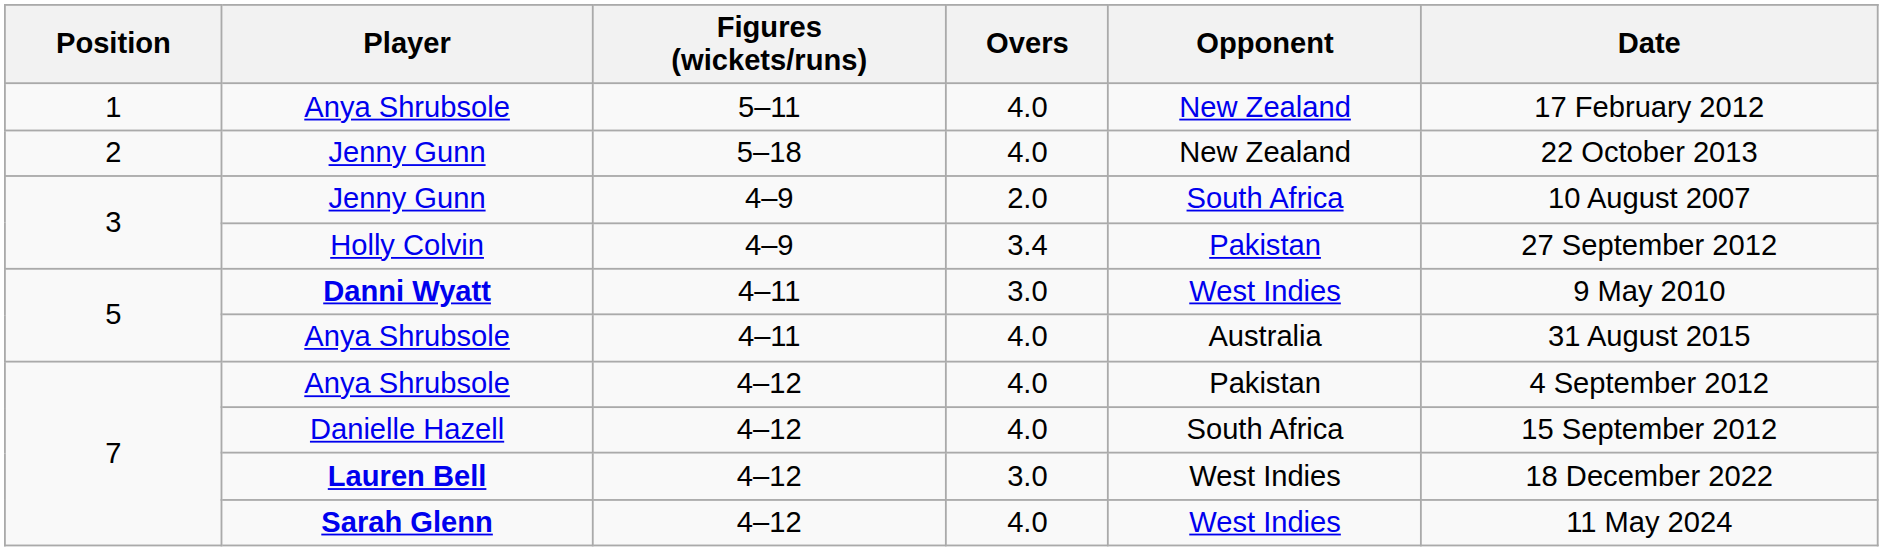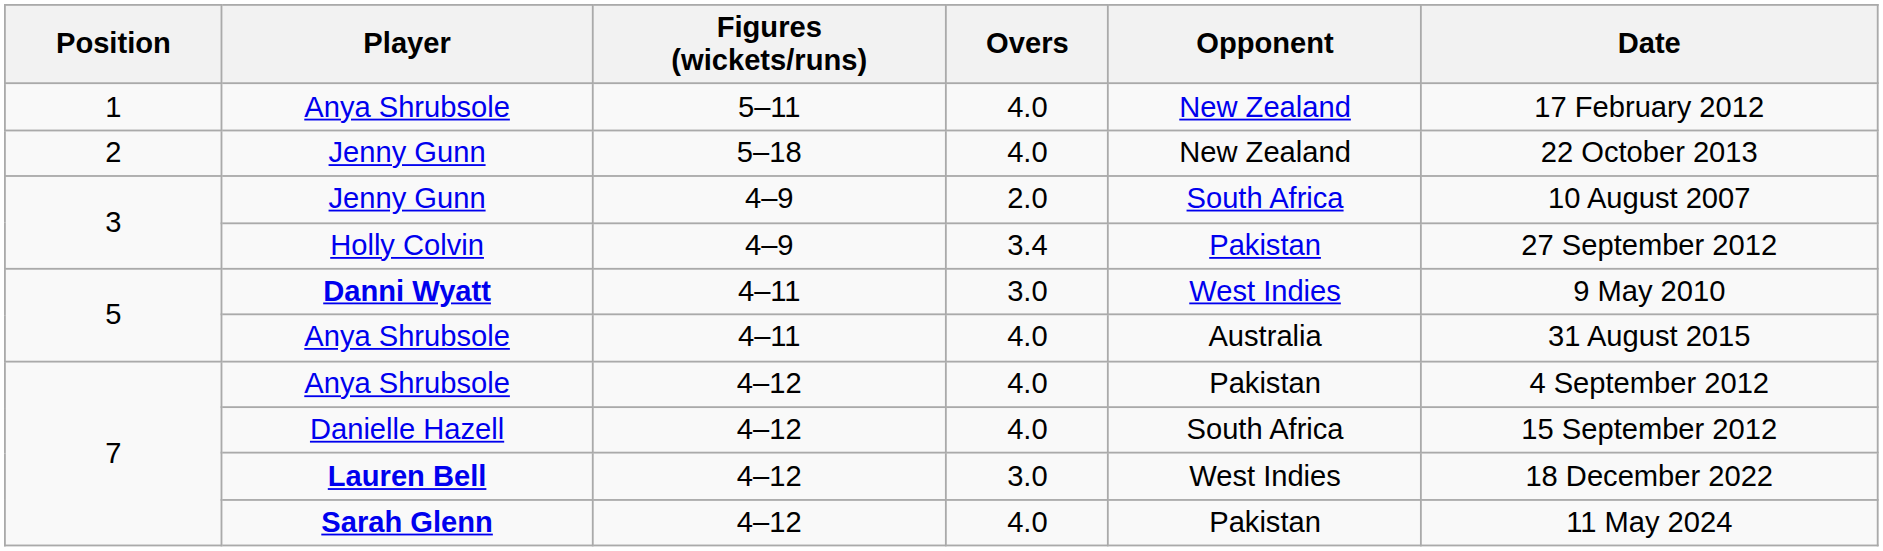(1265, 522) West Indies -> (1265, 522) Pakistan
